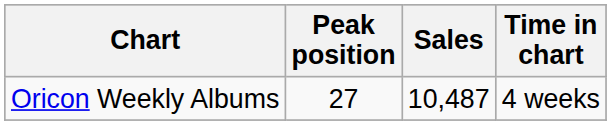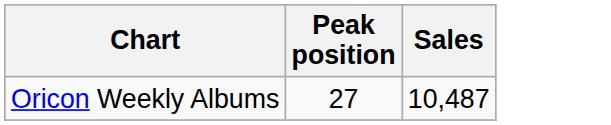- column: (551, 40)
